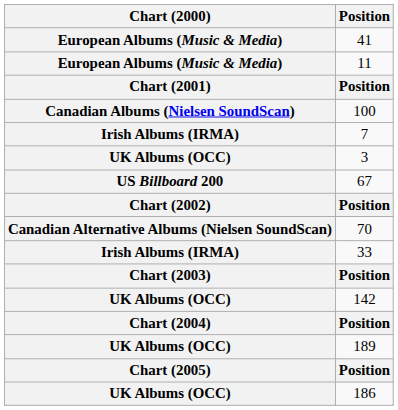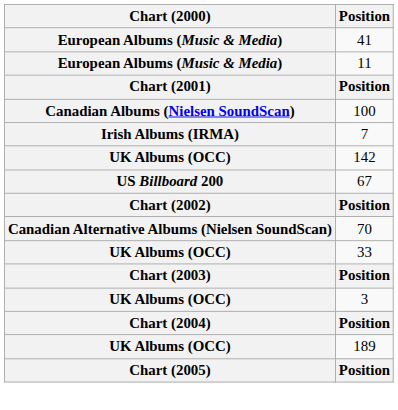rows swapped: (365, 157) <-> (365, 299)
(170, 252) Irish Albums (IRMA) -> (170, 252) UK Albums (OCC)
- row: (365, 393)
